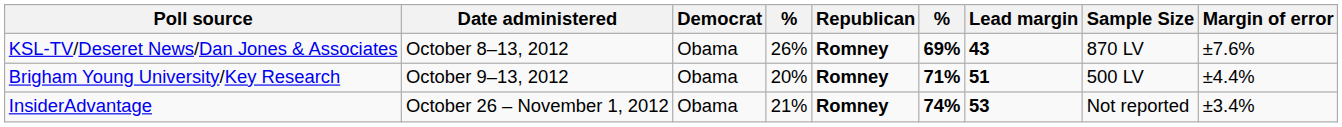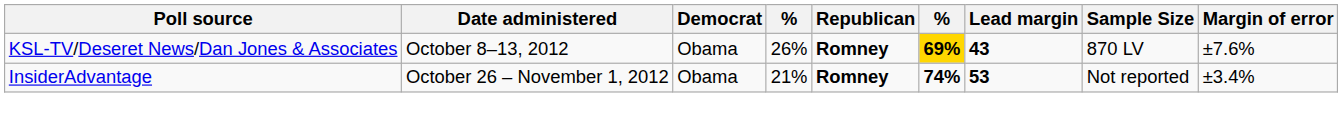(942, 48) no background -> (942, 48) gold background
- row: (175, 77)
